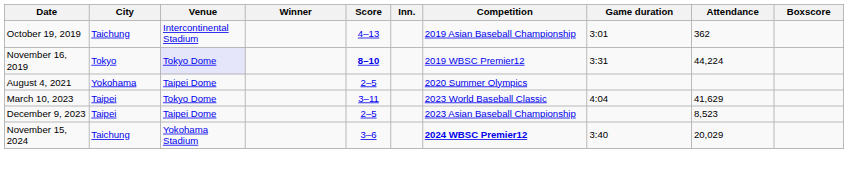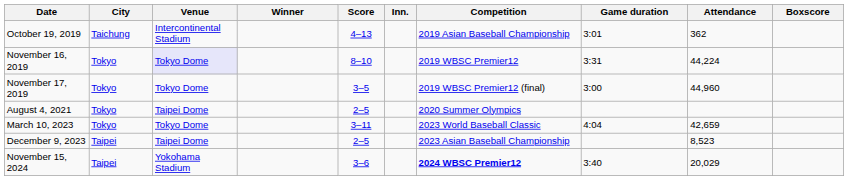(369, 61) bold -> (361, 61) normal
+ row: (37, 88)
(114, 82) Yokohama -> (104, 109) Tokyo
(104, 98) Taipei -> (104, 125) Tokyo
(709, 98) 41,629 -> (705, 125) 42,659
(111, 135) Taichung -> (104, 162) Taipei
